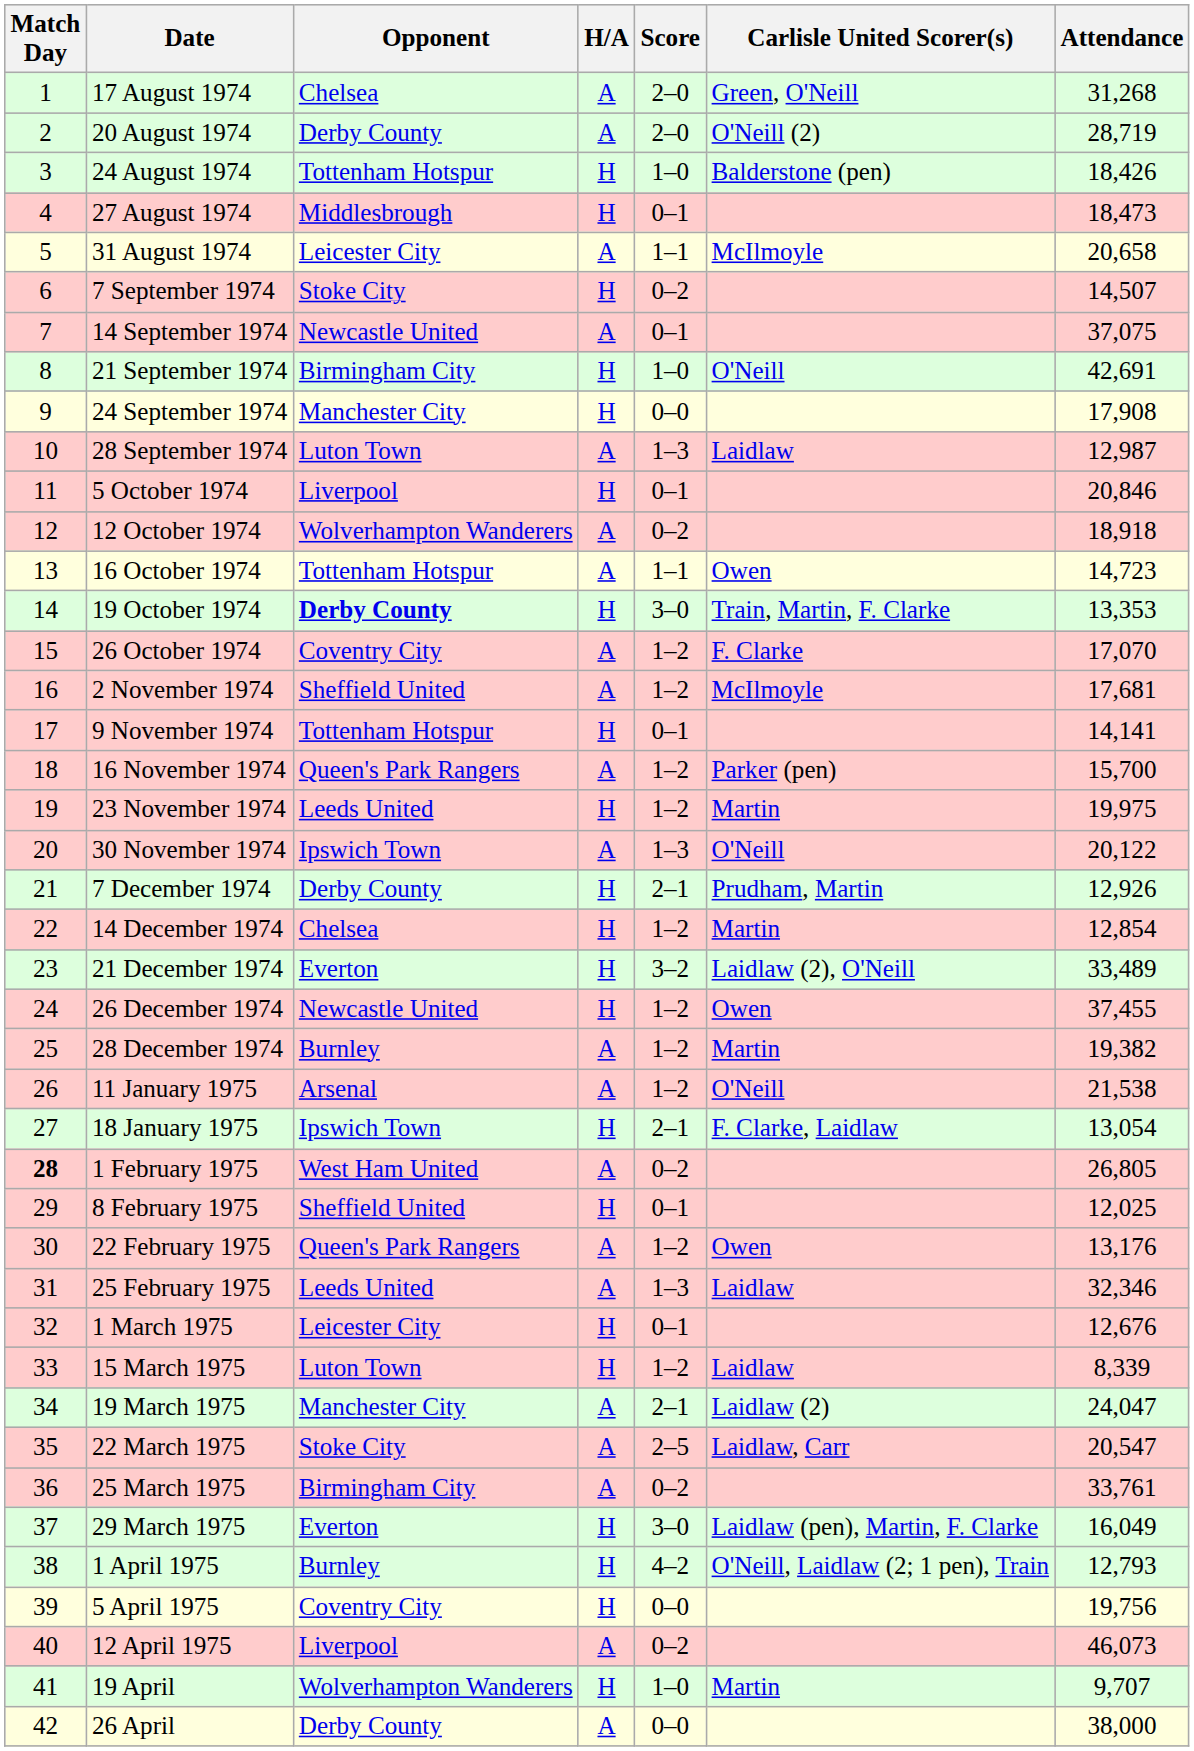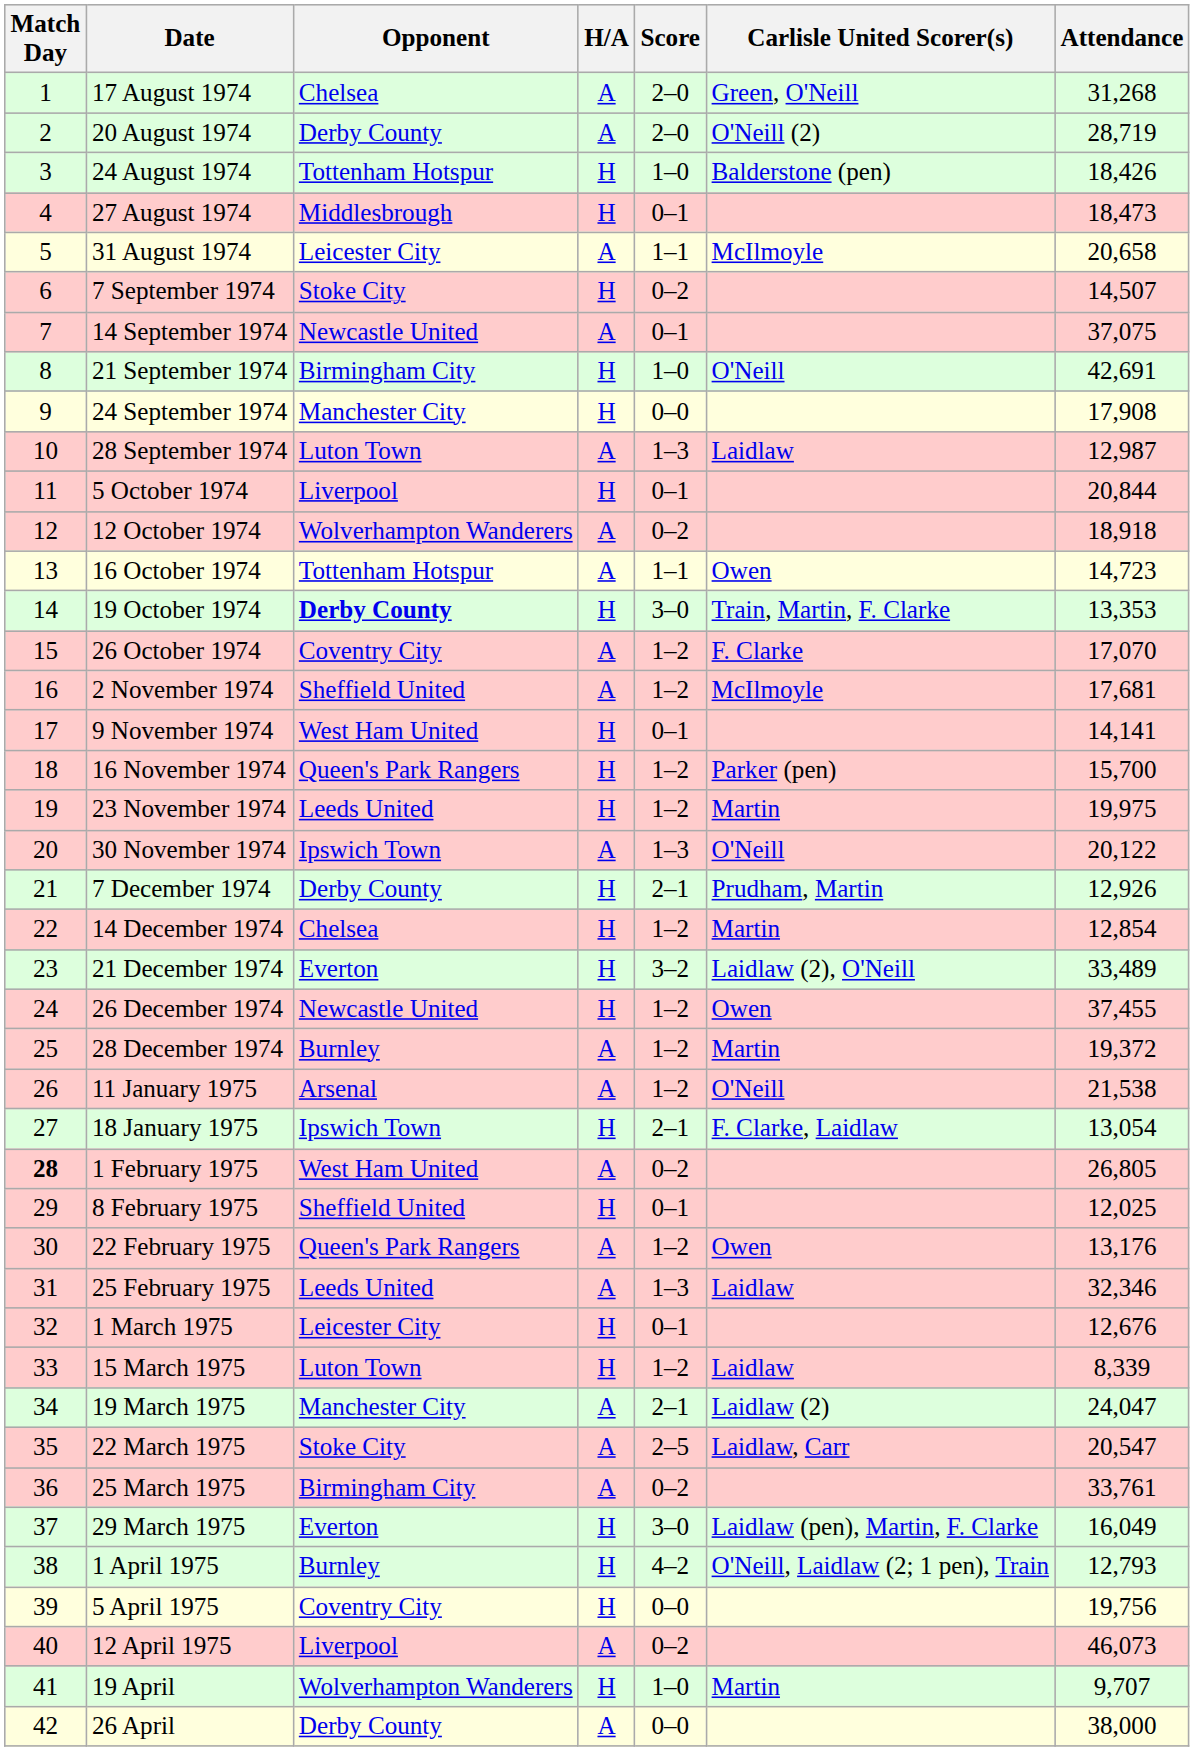(1122, 490) 20,846 -> (1122, 490) 20,844
(396, 729) Tottenham Hotspur -> (389, 729) West Ham United
(607, 769) A -> (607, 769) H
(1122, 1048) 19,382 -> (1122, 1048) 19,372
